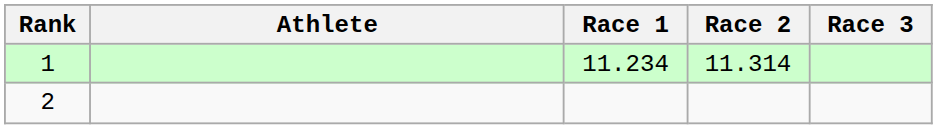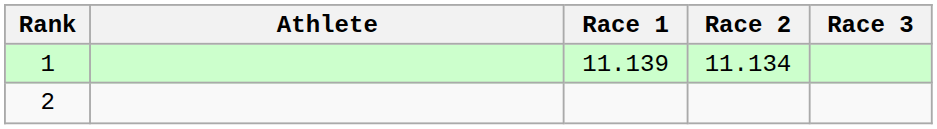(626, 64) 11.234 -> (626, 64) 11.139
(748, 64) 11.314 -> (748, 64) 11.134
